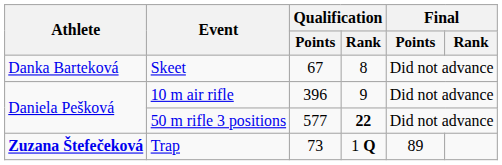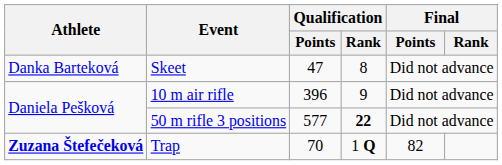(315, 68) 67 -> (315, 68) 47
(315, 147) 73 -> (315, 147) 70
(415, 147) 89 -> (415, 147) 82
